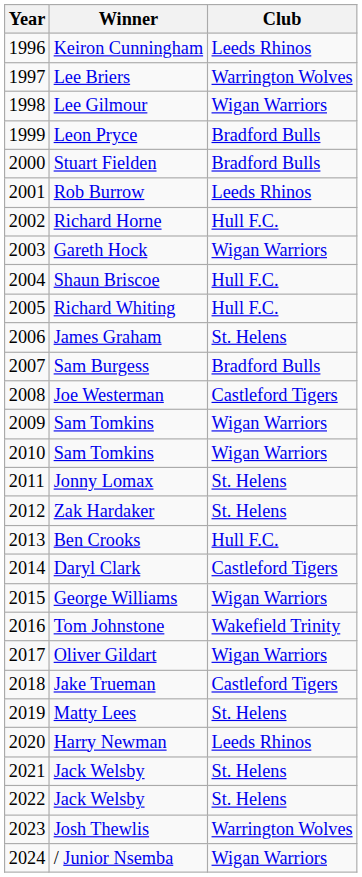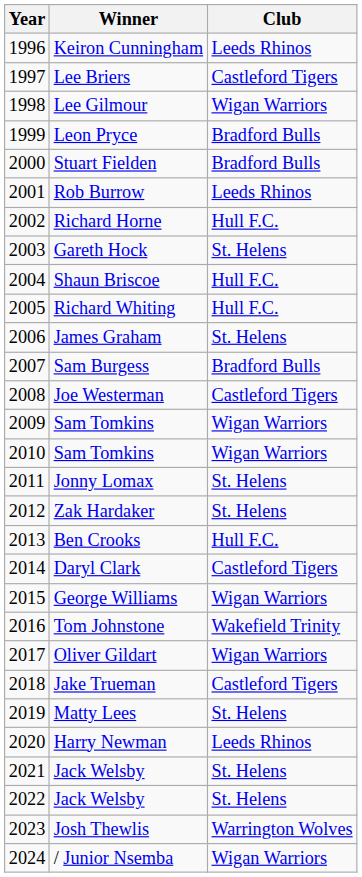(282, 76) Warrington Wolves -> (275, 76) Castleford Tigers
(269, 250) Wigan Warriors -> (249, 250) St. Helens
